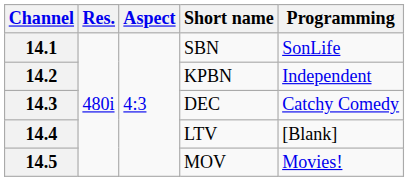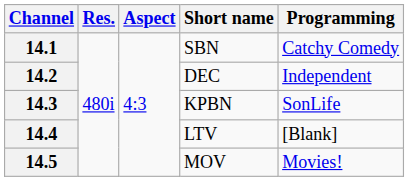(311, 47) SonLife -> (341, 47) Catchy Comedy
(208, 76) KPBN -> (202, 76) DEC
(202, 104) DEC -> (208, 104) KPBN
(341, 104) Catchy Comedy -> (311, 104) SonLife
